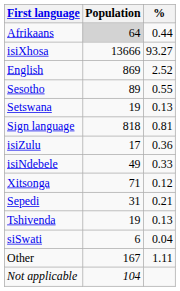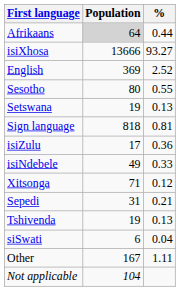(132, 70) 869 -> (132, 70) 369
(135, 88) 89 -> (135, 88) 80
